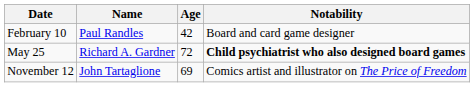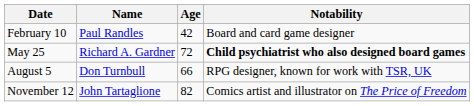+ row: (29, 71)
(187, 71) 69 -> (187, 91) 82
